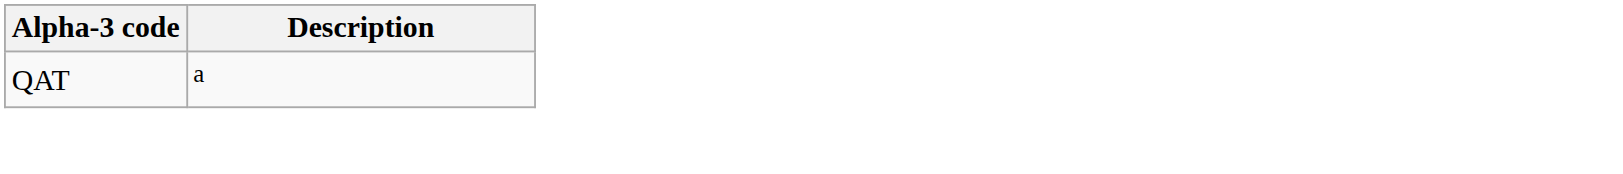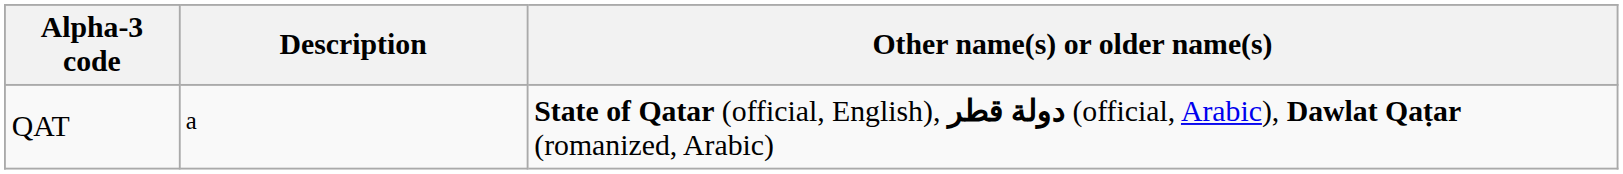+ column: (1072, 44)
